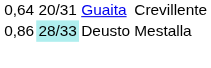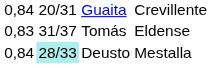(19, 10) 0,64 -> (19, 10) 0,84
+ row: (104, 31)
(19, 31) 0,86 -> (19, 52) 0,84
